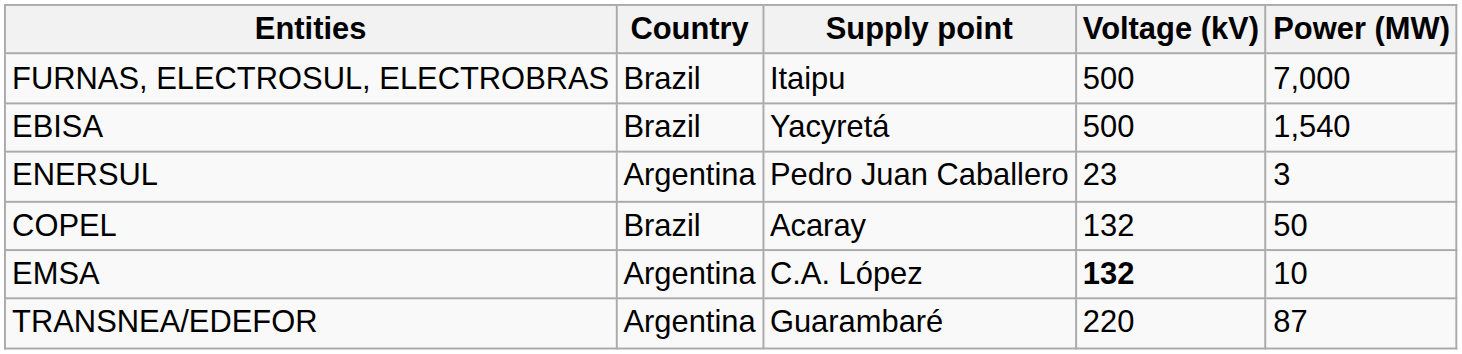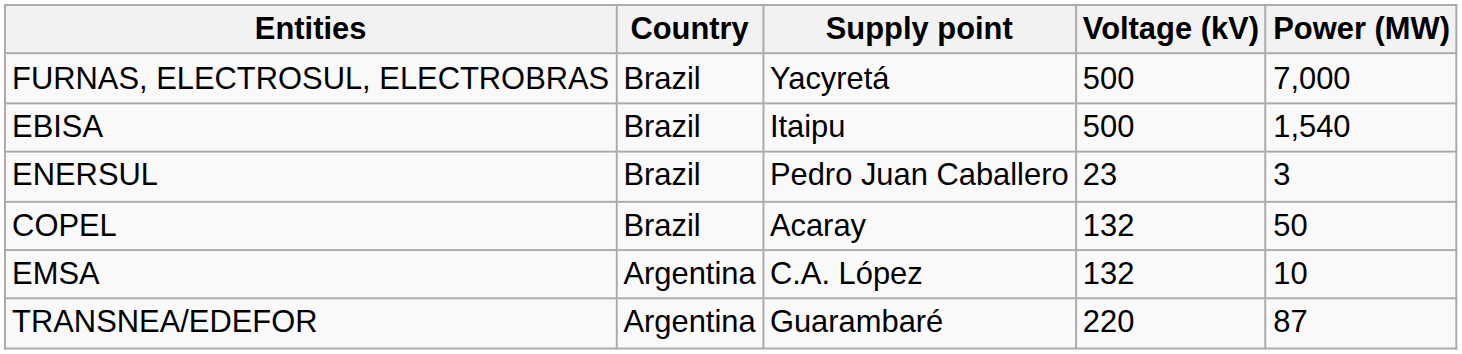(808, 77) Itaipu -> (830, 77) Yacyretá
(830, 126) Yacyretá -> (808, 126) Itaipu
(690, 175) Argentina -> (662, 175) Brazil
(1109, 273) bold -> (1109, 273) normal
